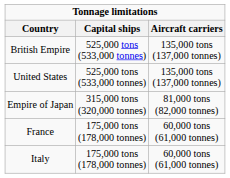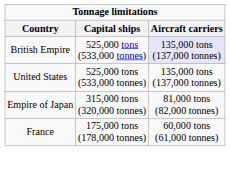(187, 50) no background -> (187, 50) lavender background
- row: (40, 159)
